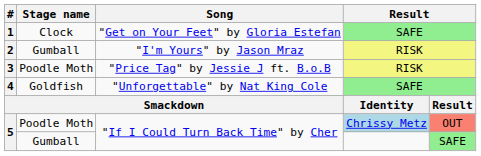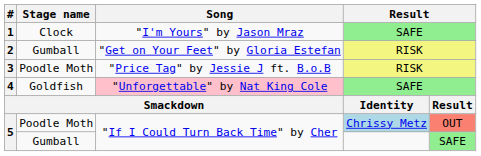(220, 32) "Get on Your Feet" by Gloria Estefan -> (220, 32) "I'm Yours" by Jason Mraz
(220, 50) "I'm Yours" by Jason Mraz -> (220, 50) "Get on Your Feet" by Gloria Estefan
(220, 86) no background -> (220, 86) pink background
